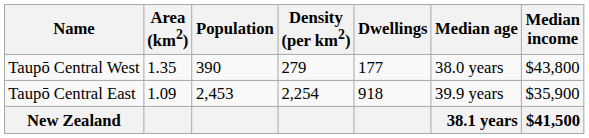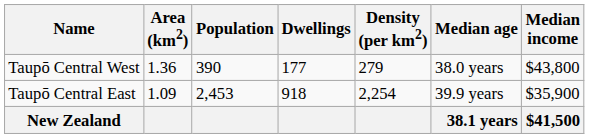columns swapped: (316, 29) <-> (393, 29)
(162, 67) 1.35 -> (162, 67) 1.36
